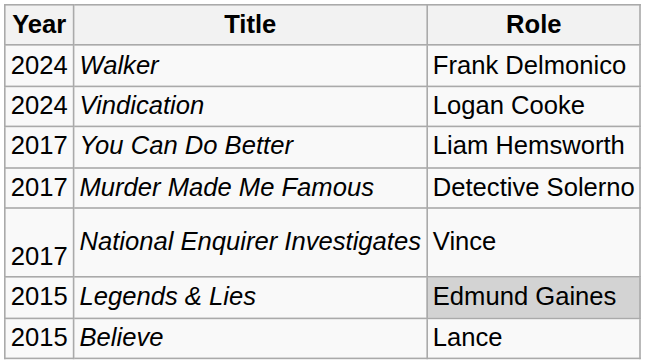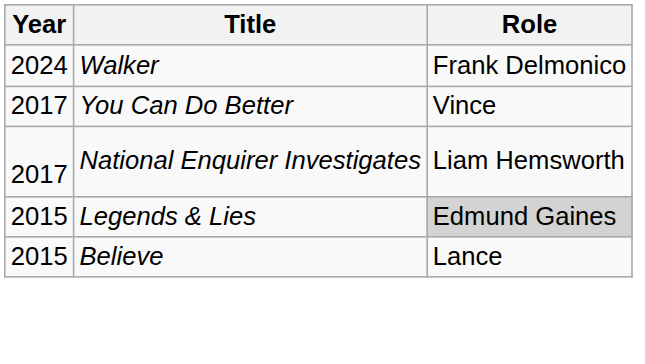- row: (142, 106)
(529, 146) Liam Hemsworth -> (465, 106) Vince
- row: (227, 187)
(465, 242) Vince -> (529, 161) Liam Hemsworth
